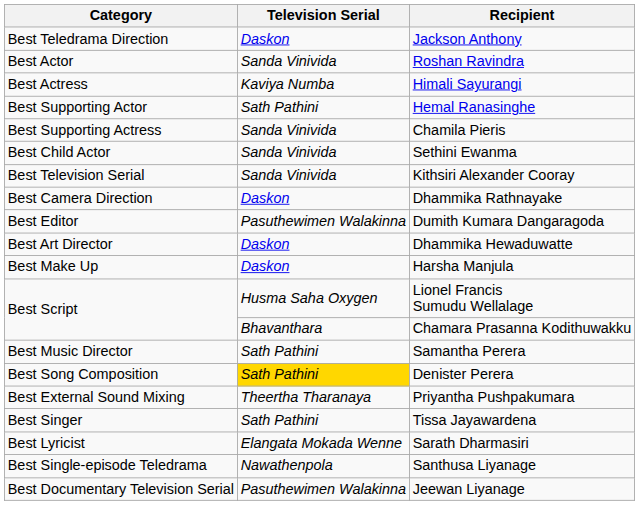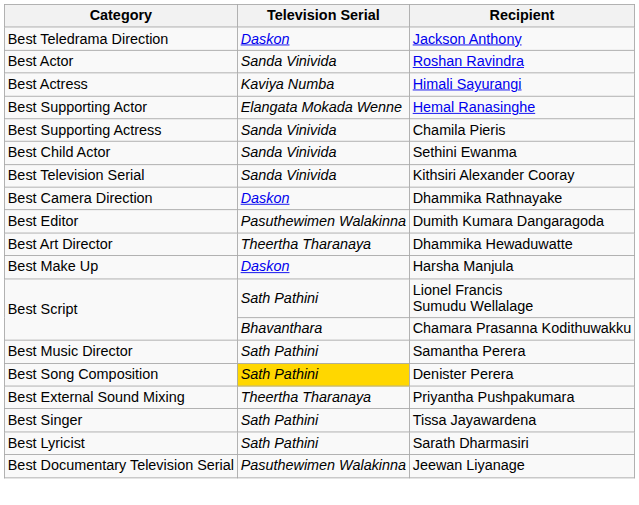(279, 107) Sath Pathini -> (321, 107) Elangata Mokada Wenne
(265, 244) Daskon -> (306, 244) Theertha Tharanaya
(309, 298) Husma Saha Oxygen -> (279, 298) Sath Pathini
(321, 443) Elangata Mokada Wenne -> (279, 443) Sath Pathini
- row: (474, 466)
